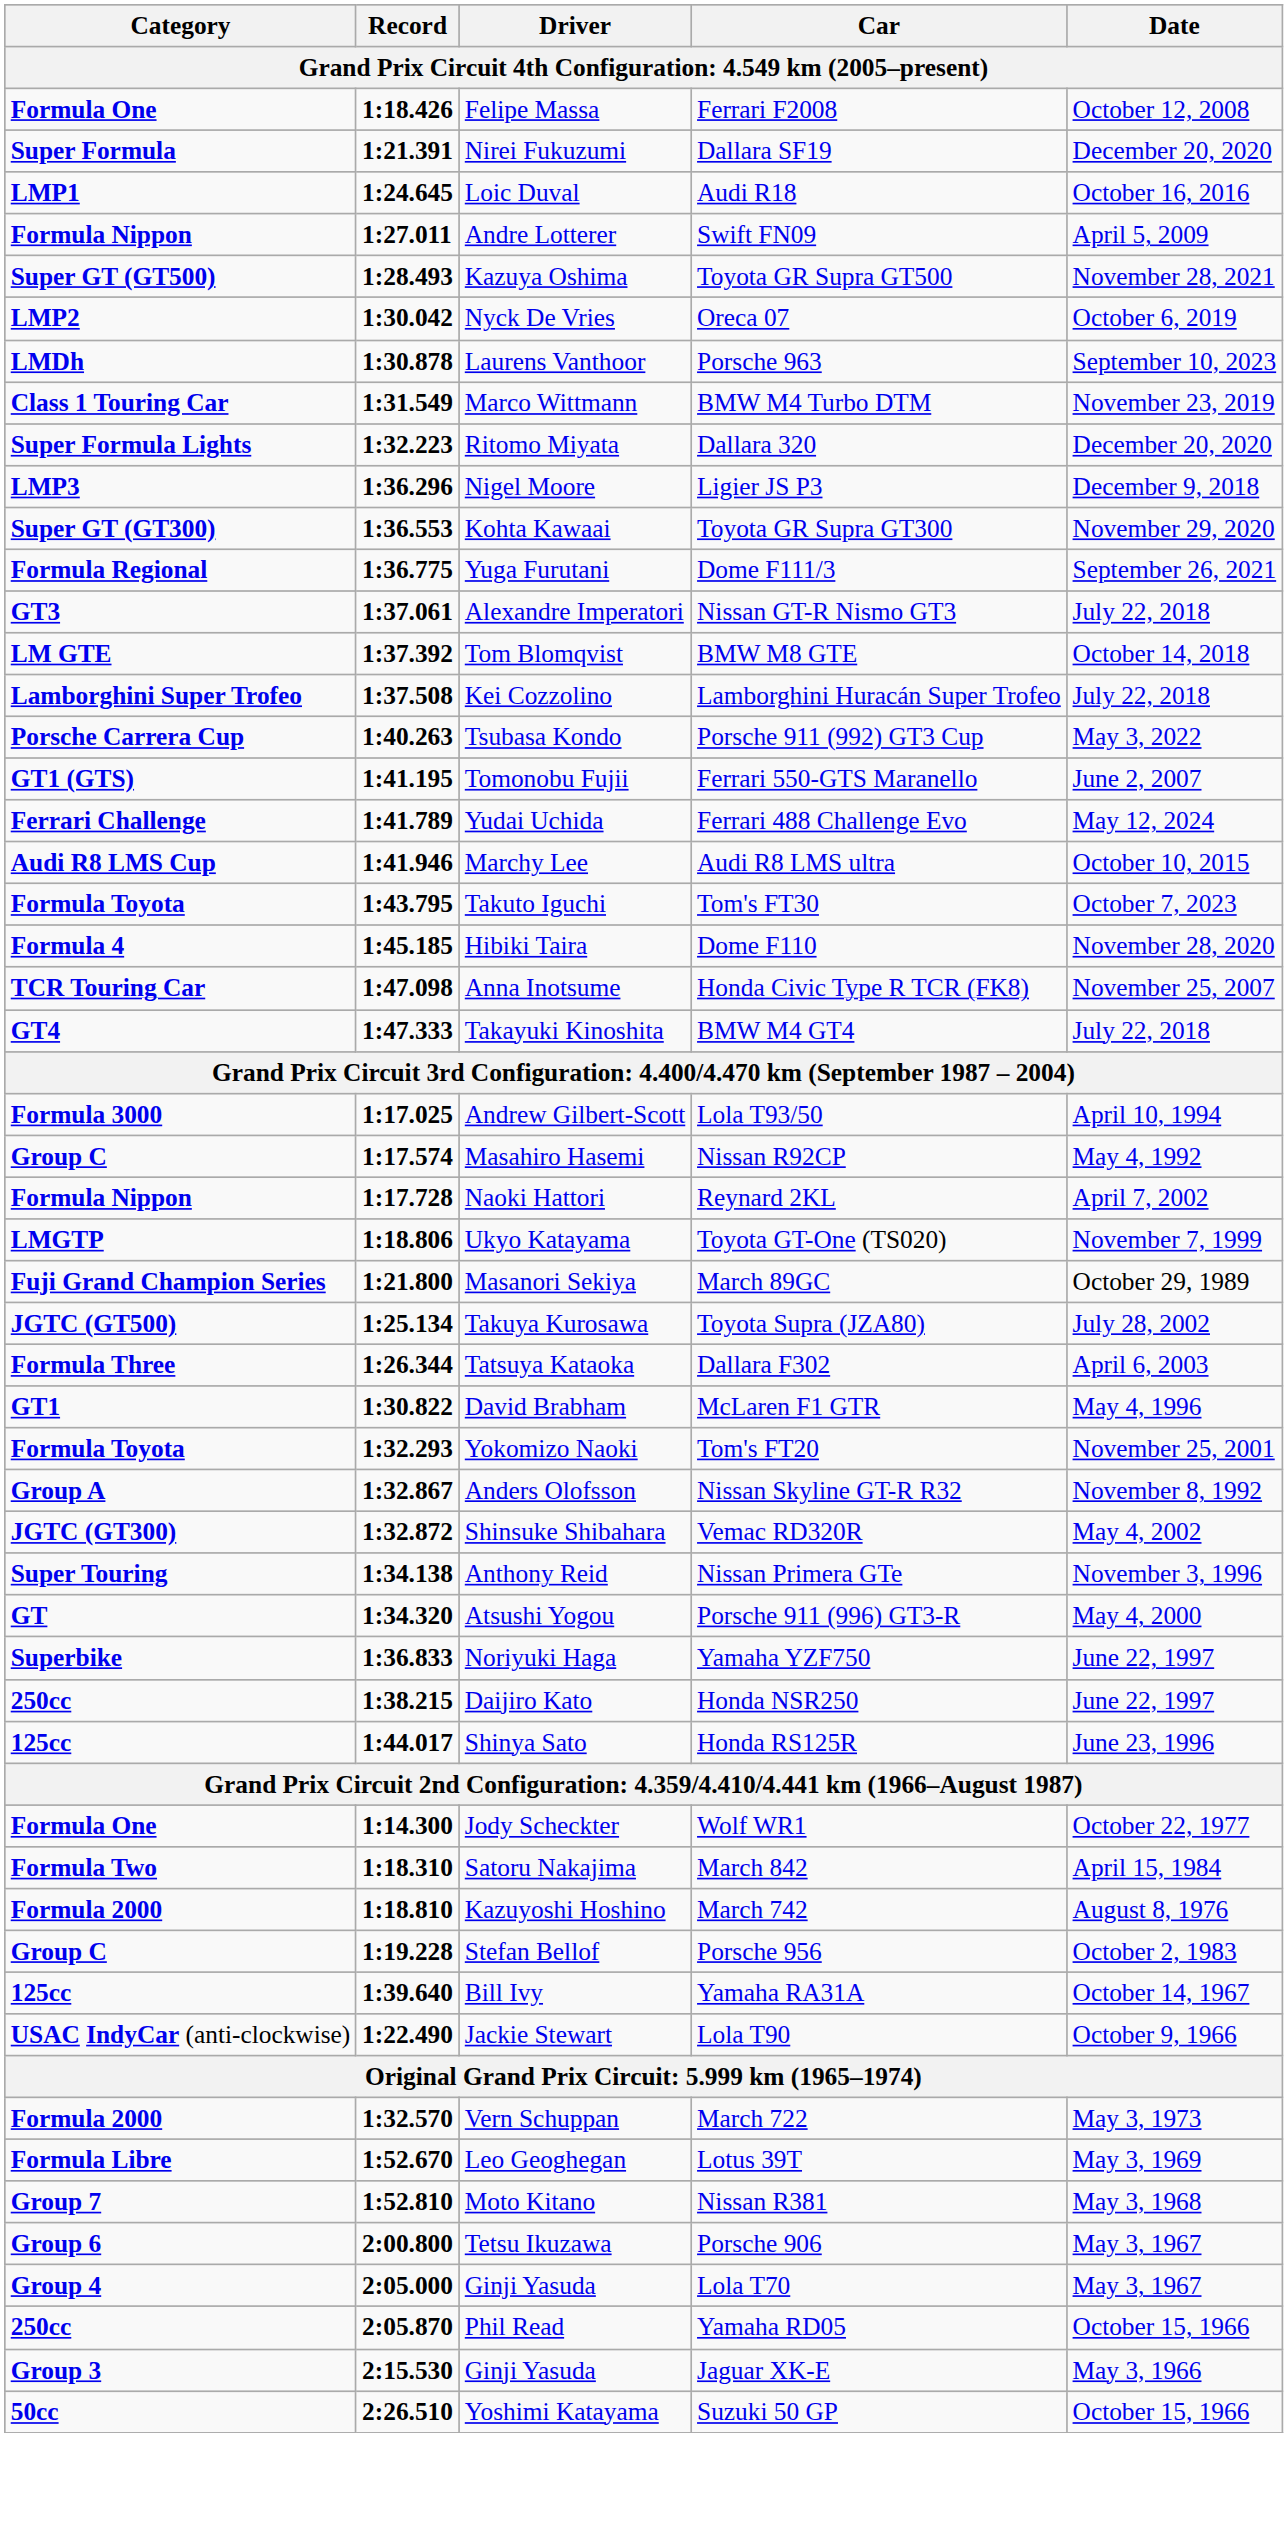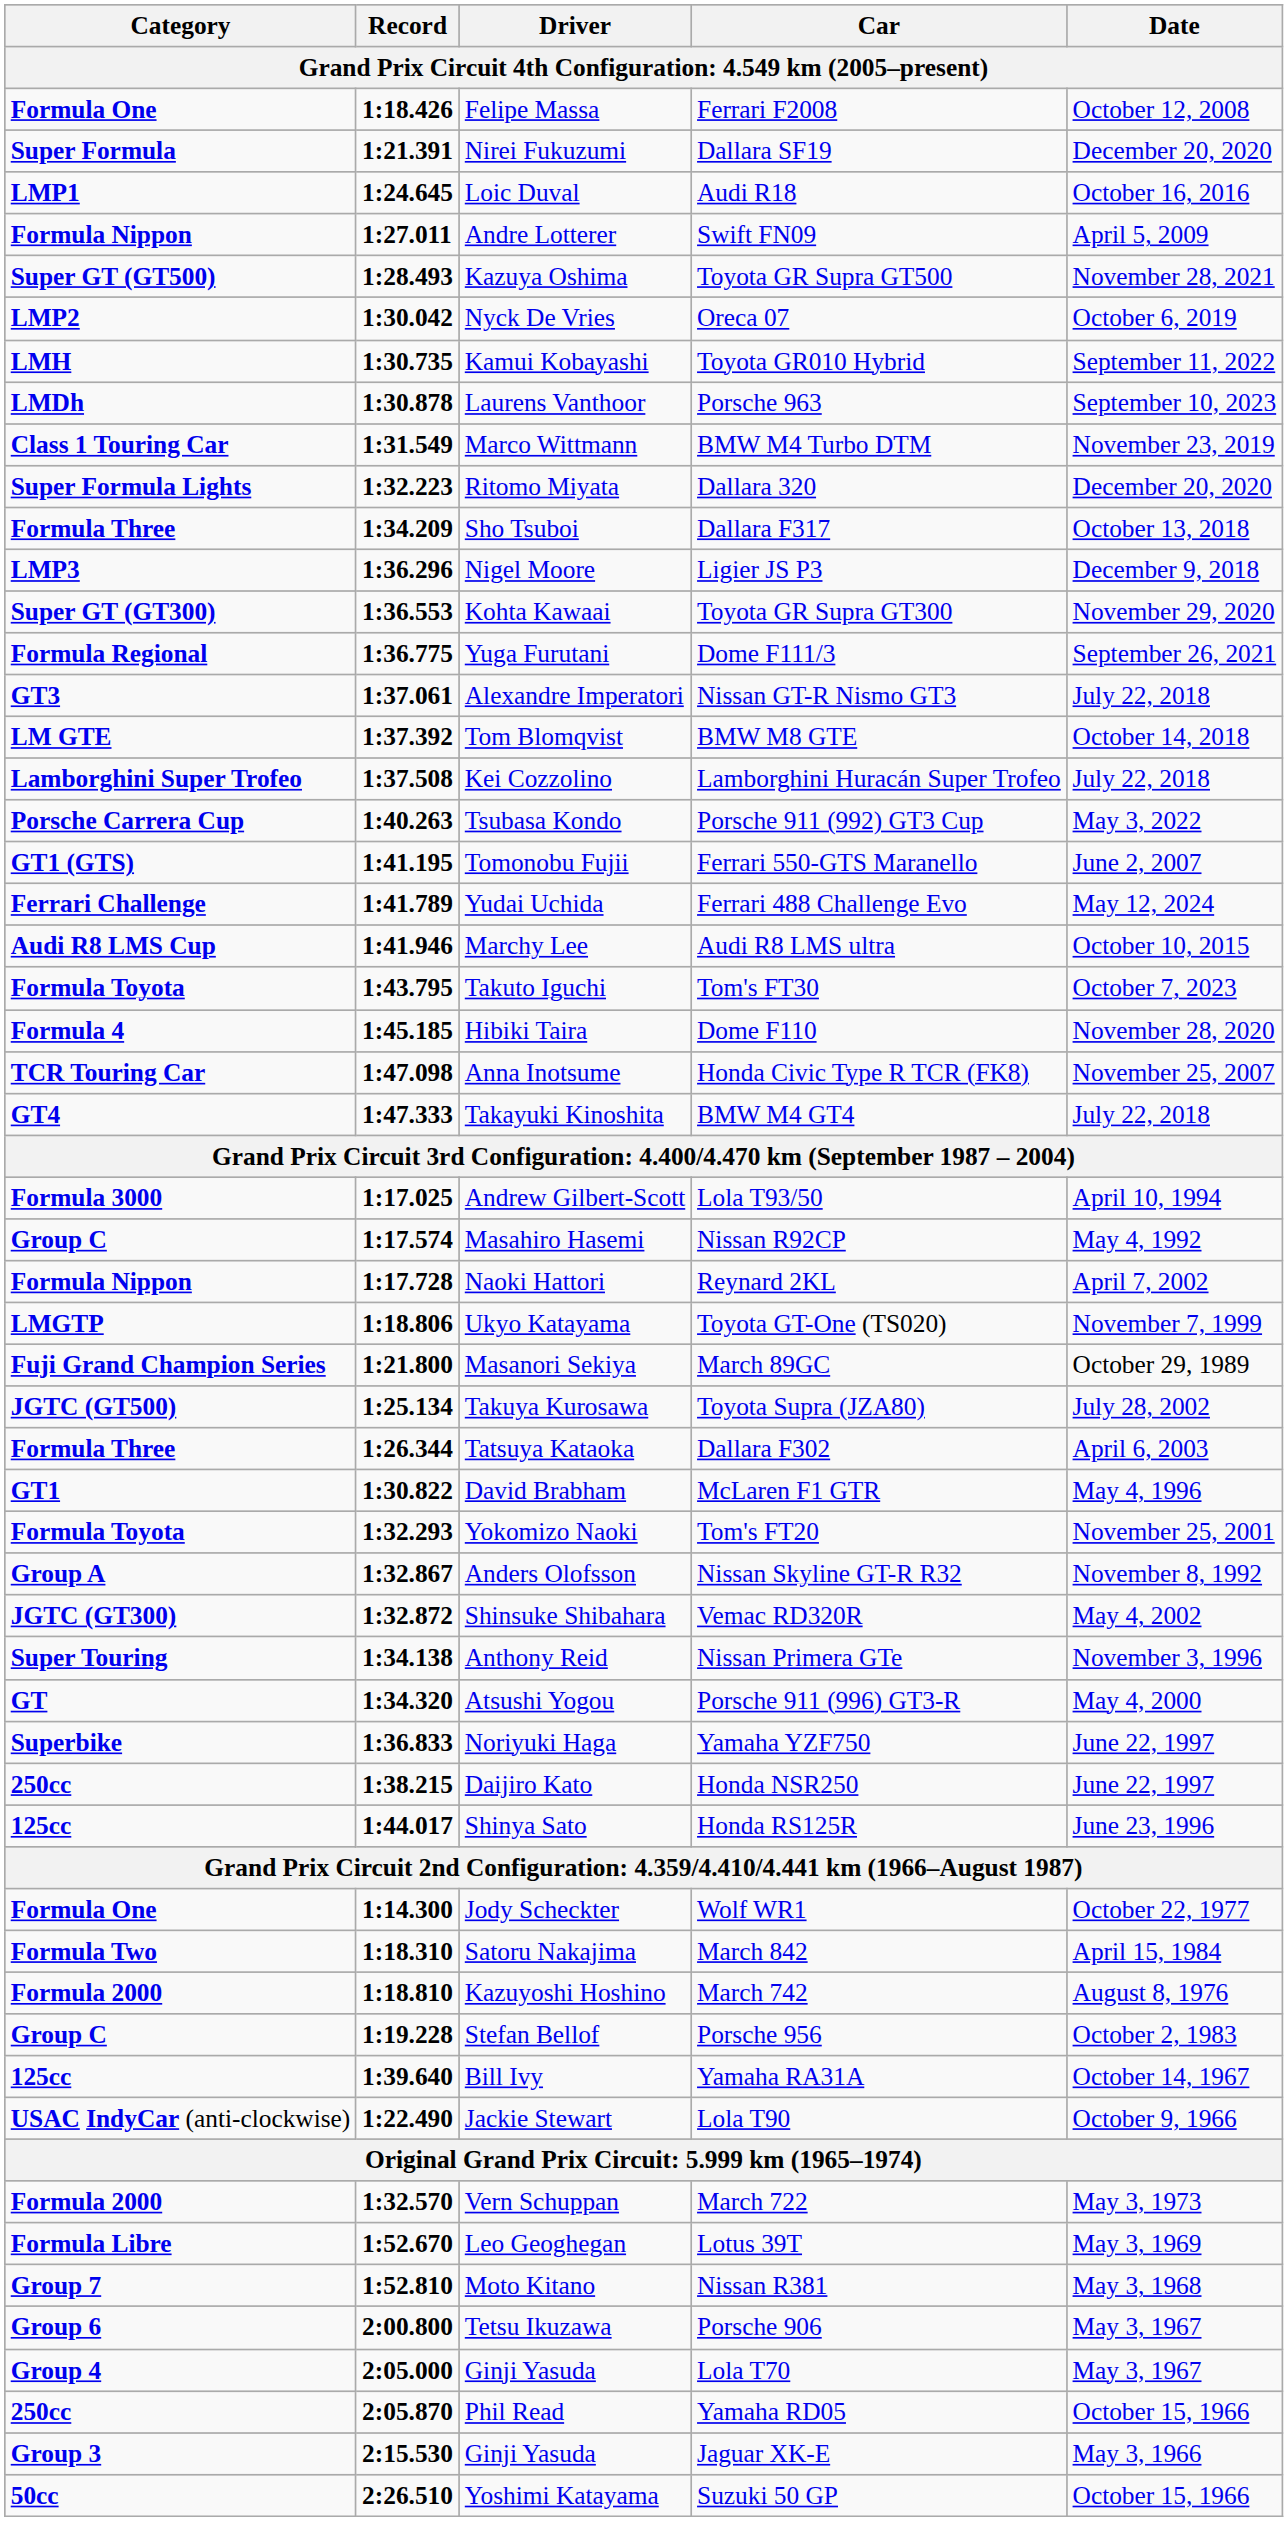+ row: (811, 360)
+ row: (764, 527)
